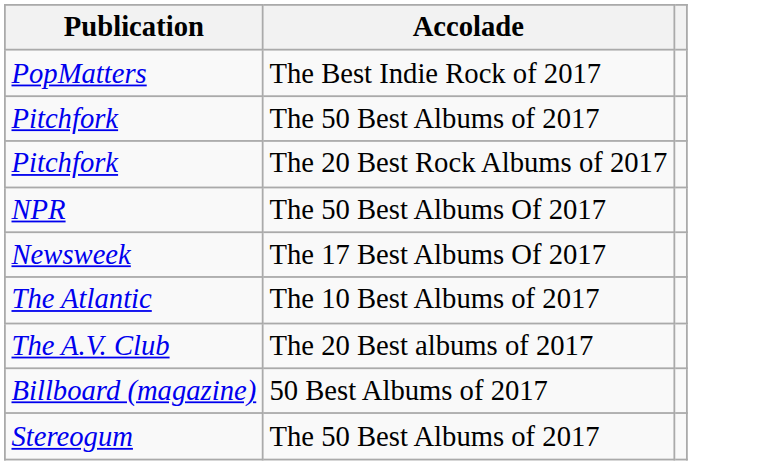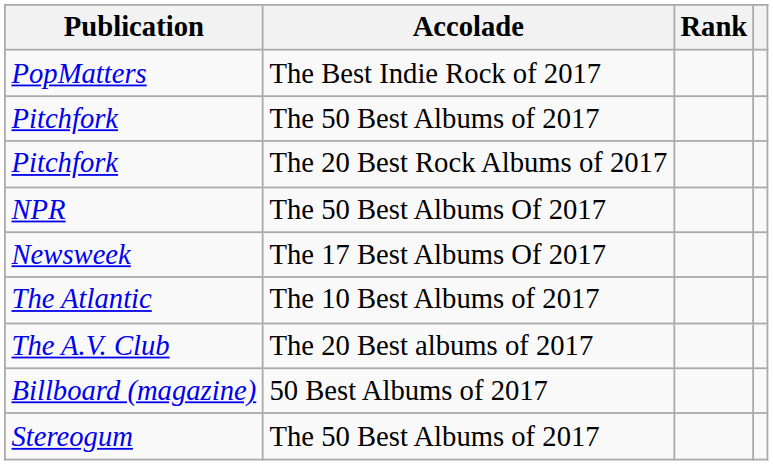+ column: (714, 27)
